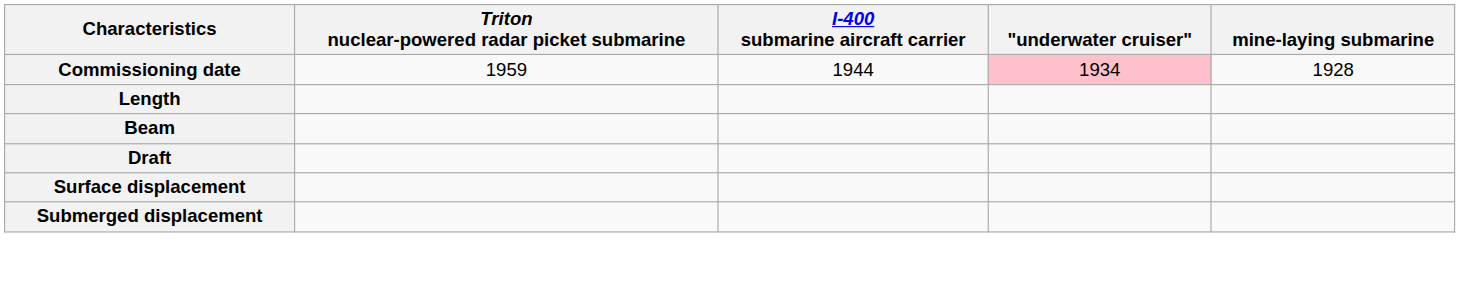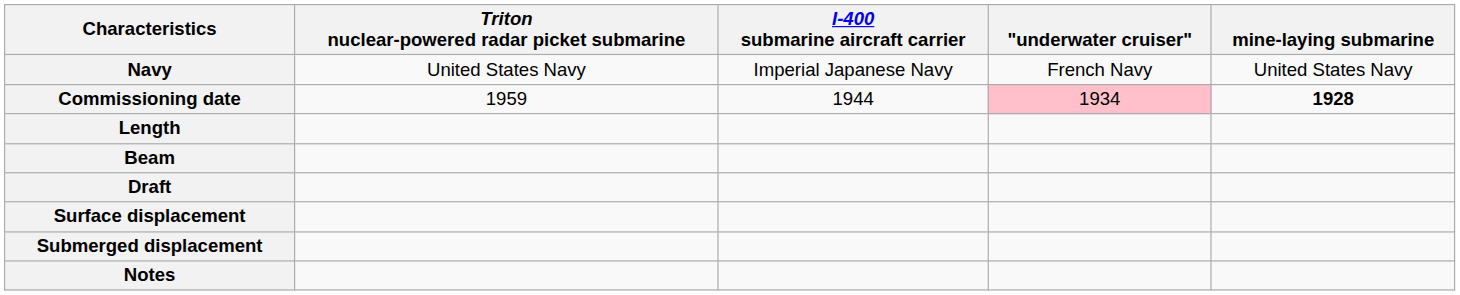+ row: (150, 69)
(1333, 69) normal -> (1333, 98) bold
+ row: (150, 275)
